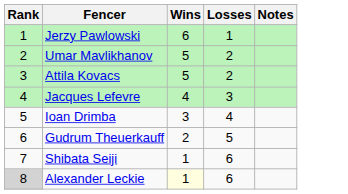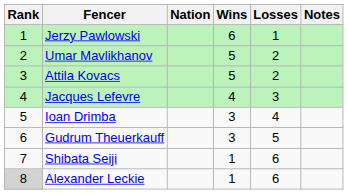+ column: (190, 14)
(186, 138) 2 -> (232, 138) 3
(186, 179) lightyellow background -> (232, 179) no background
